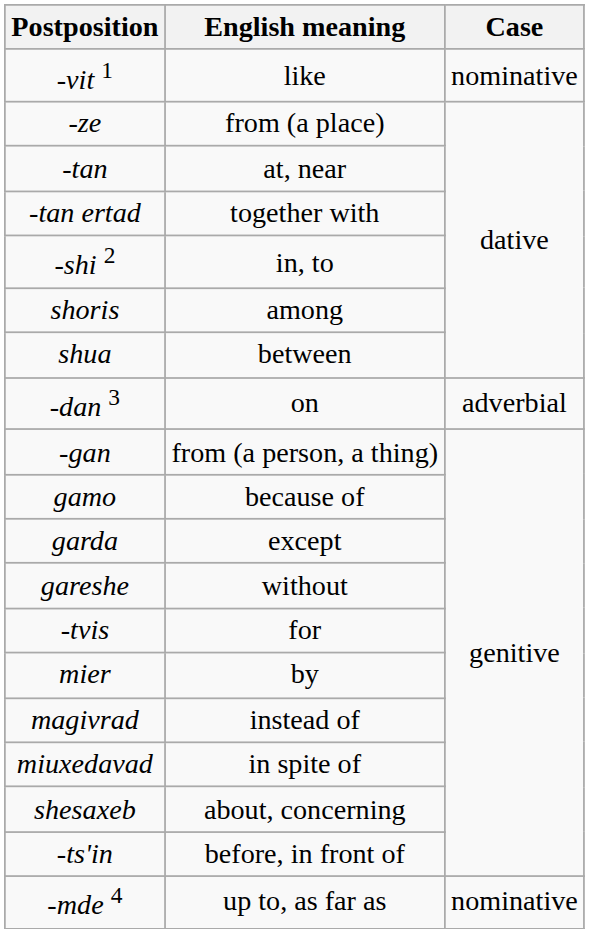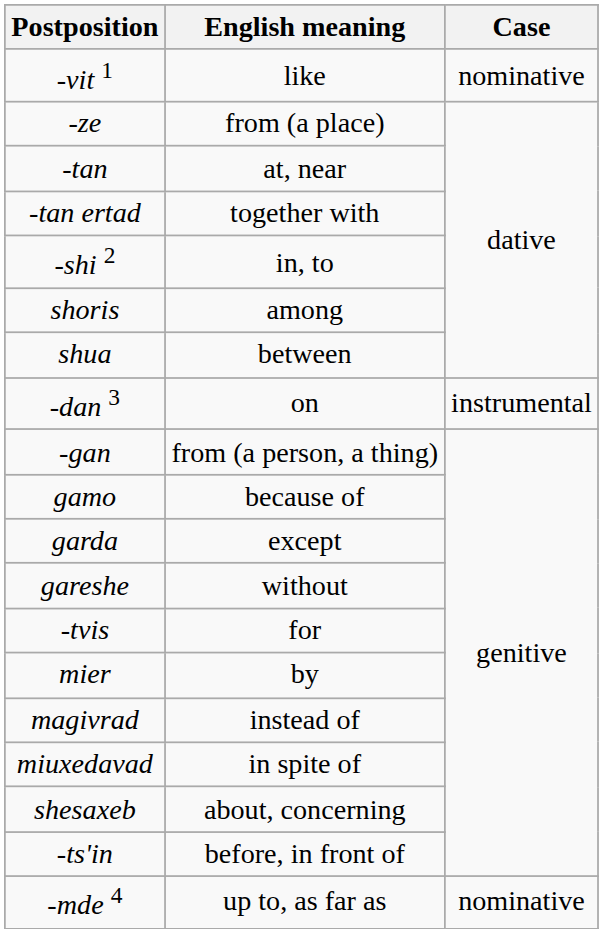(514, 403) adverbial -> (521, 403) instrumental
